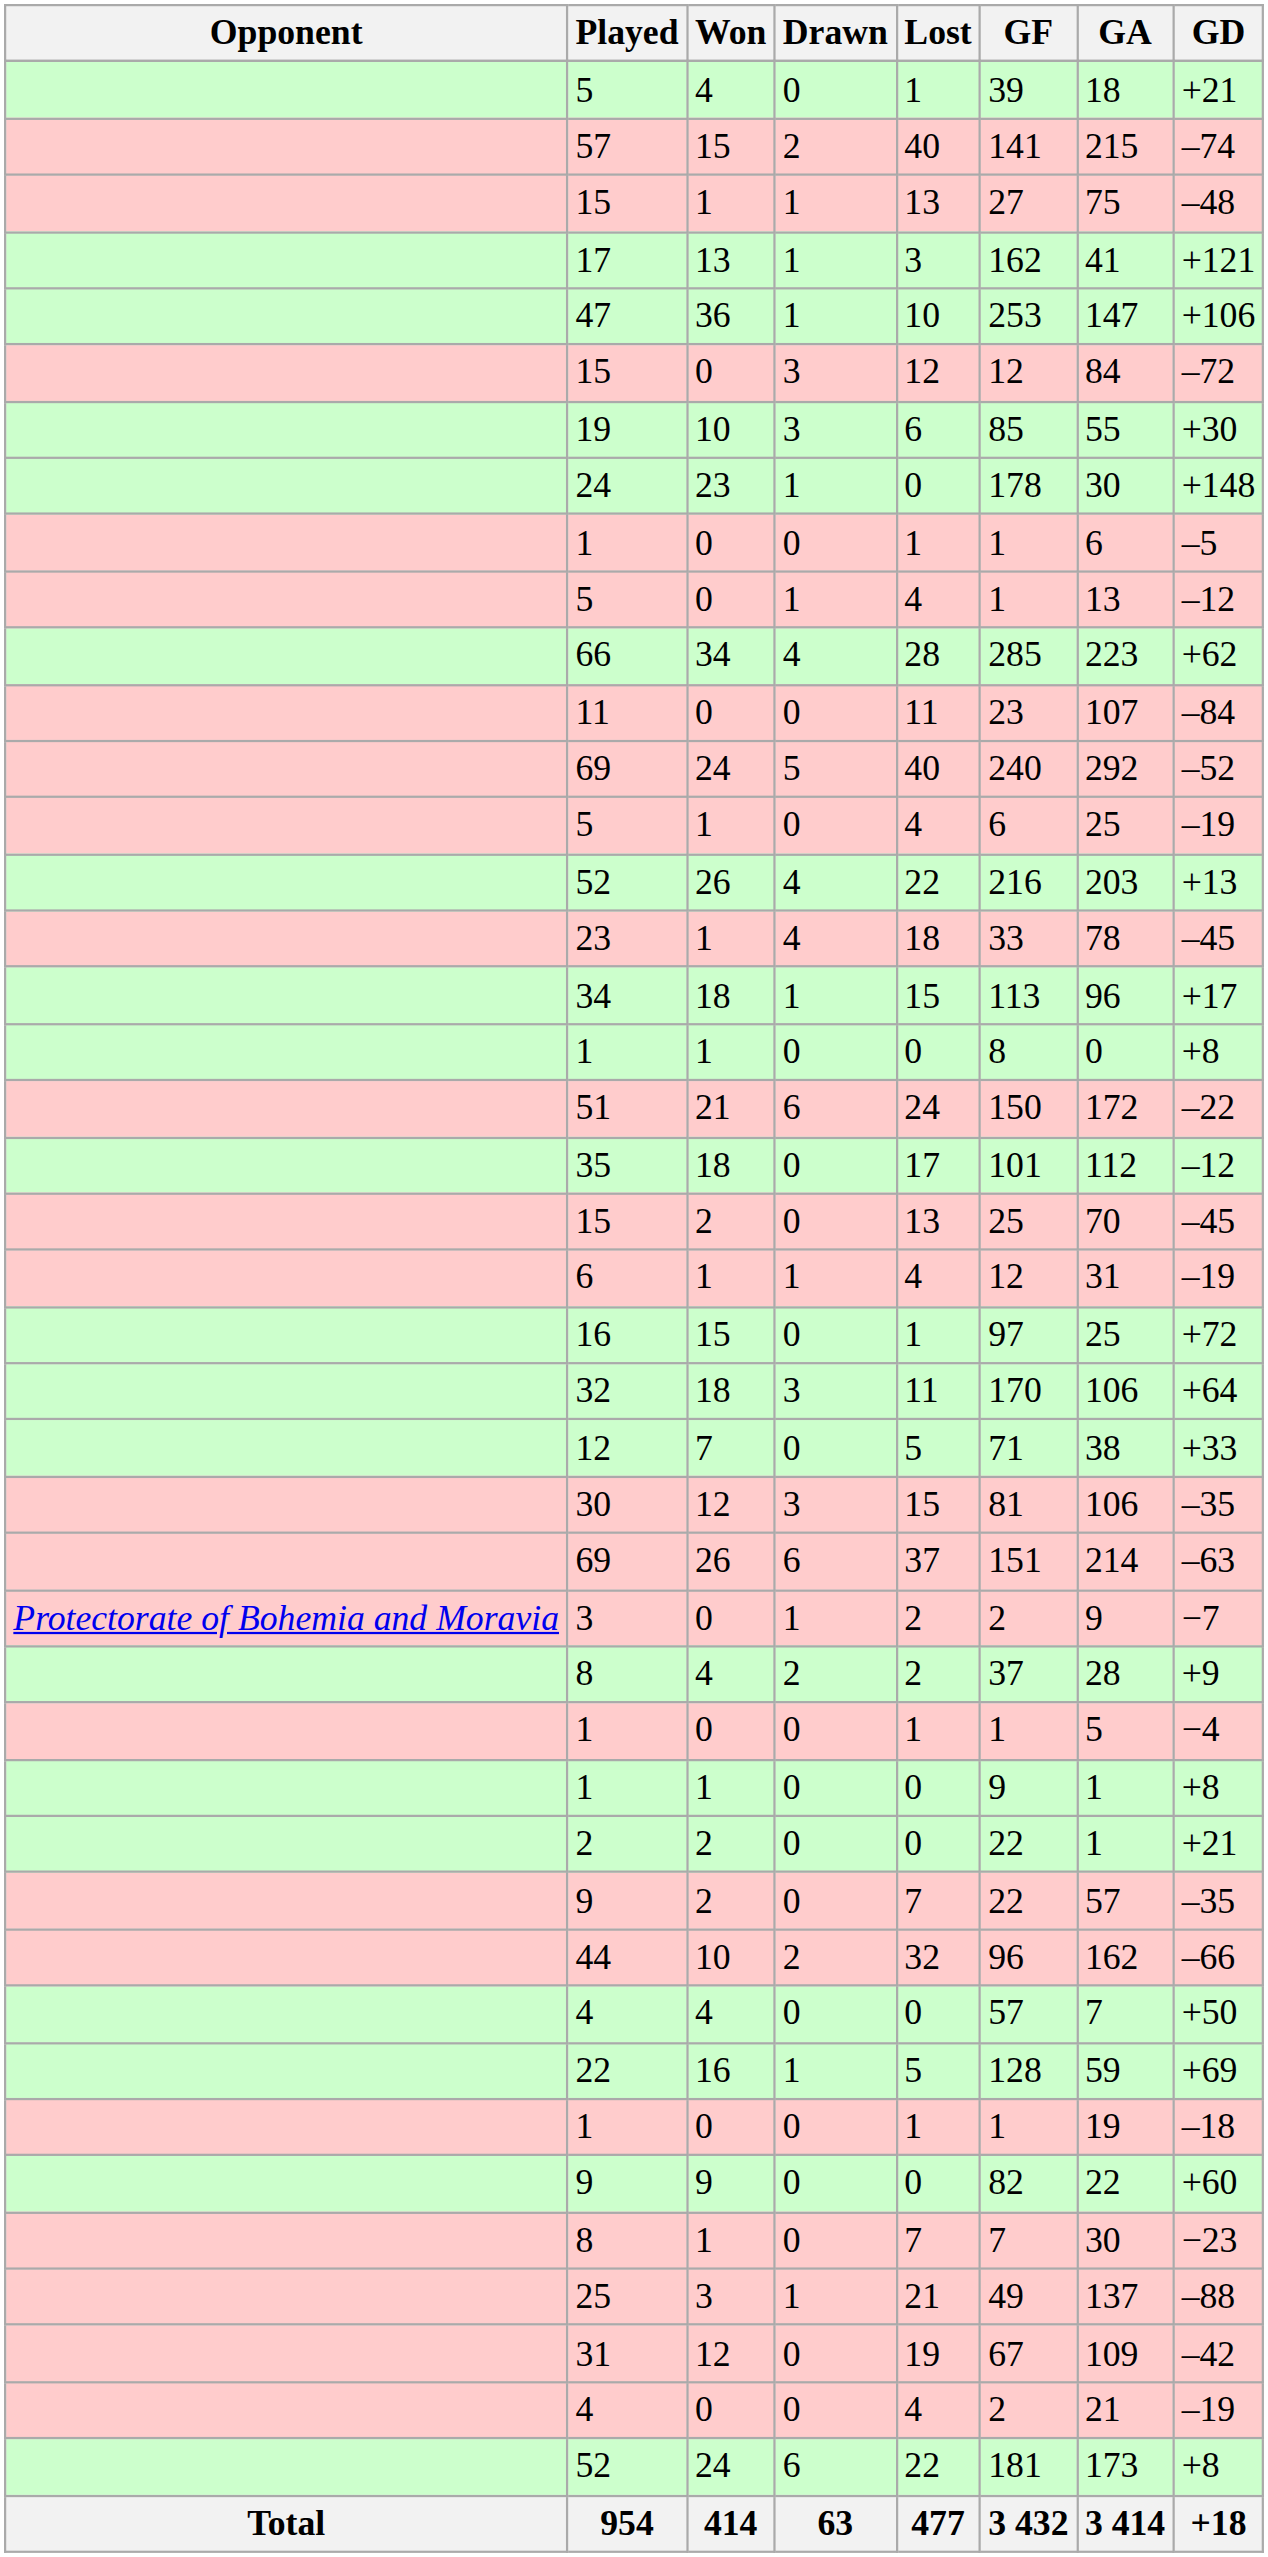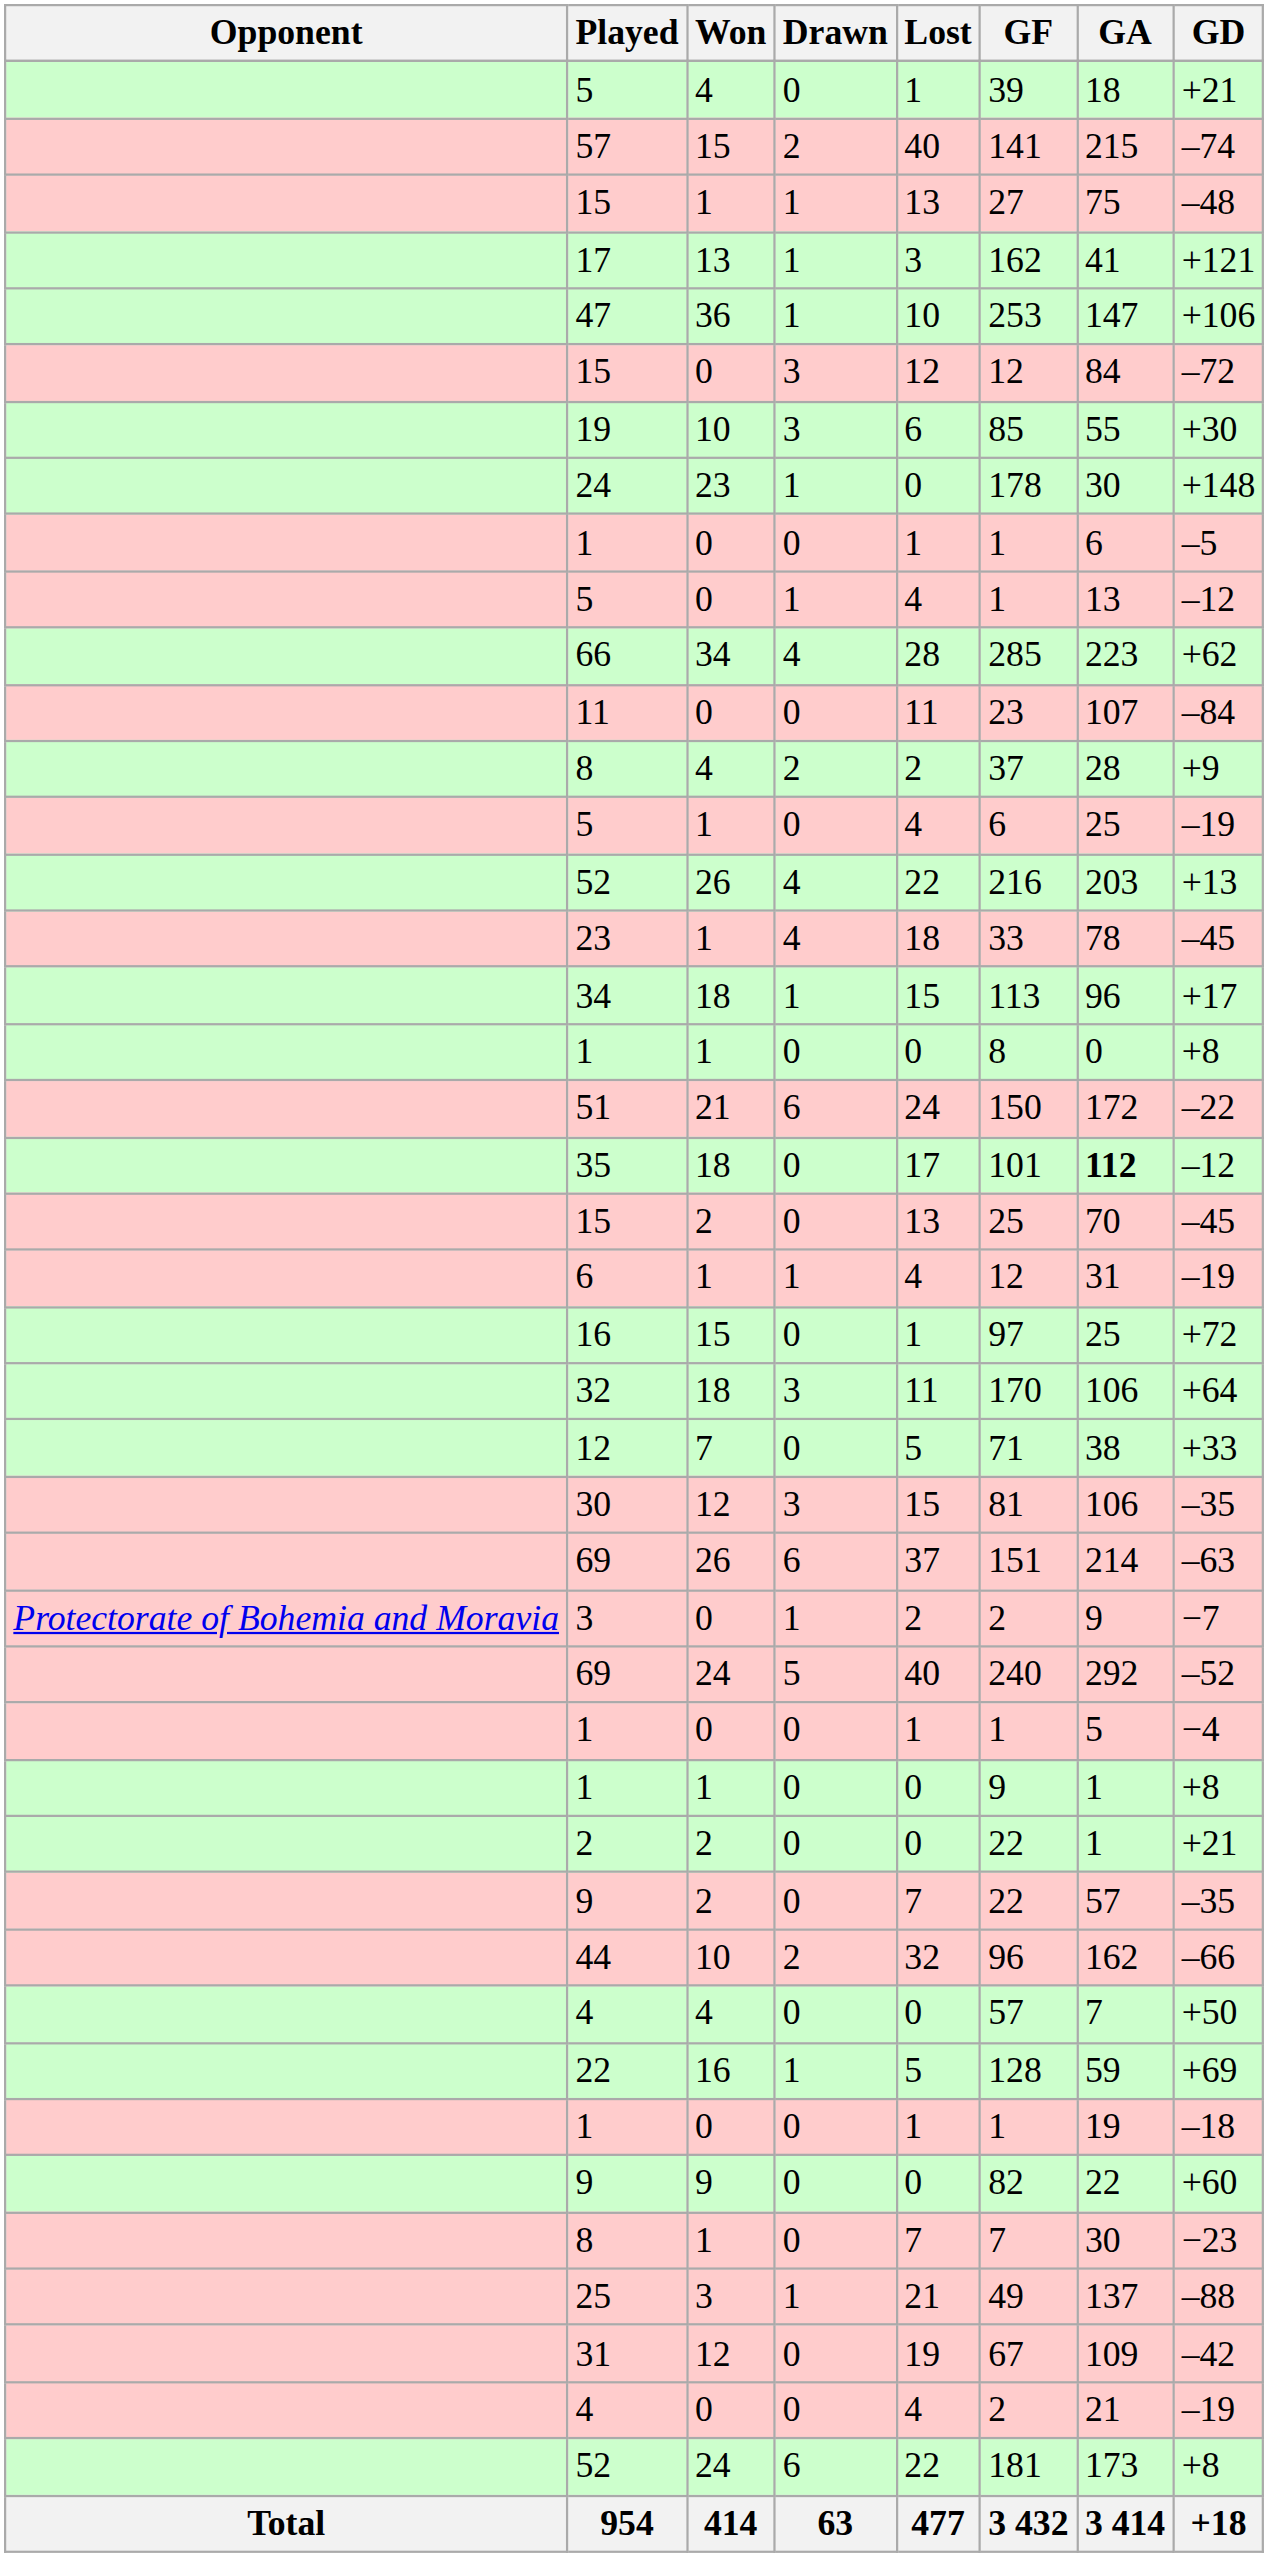rows swapped: (584, 1673) <-> (593, 768)
(1111, 1164) normal -> (1111, 1164) bold
